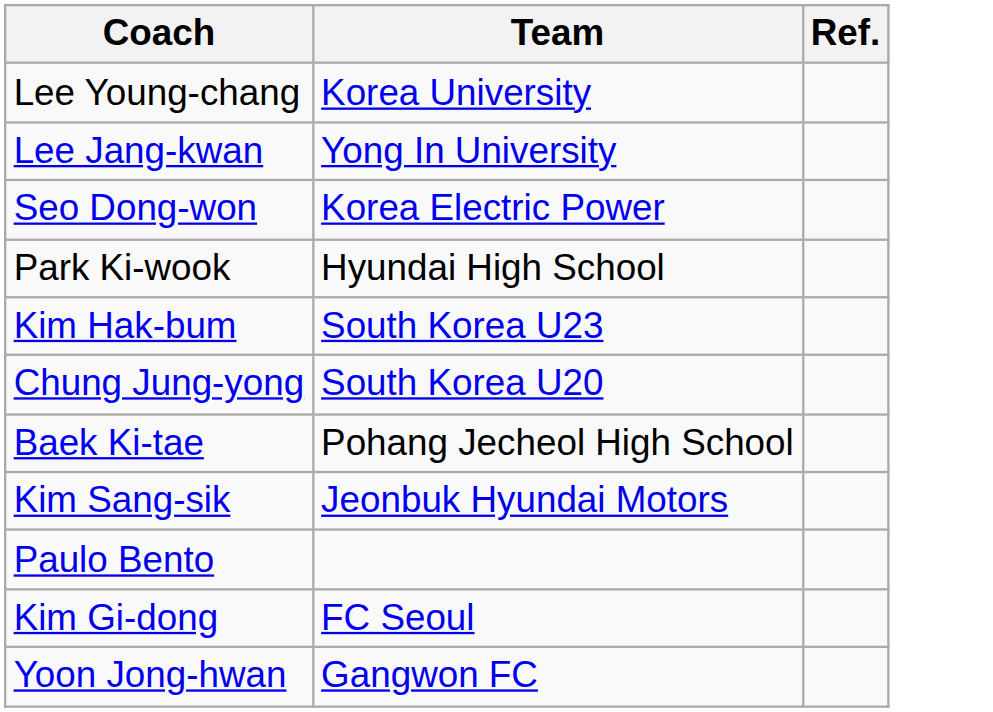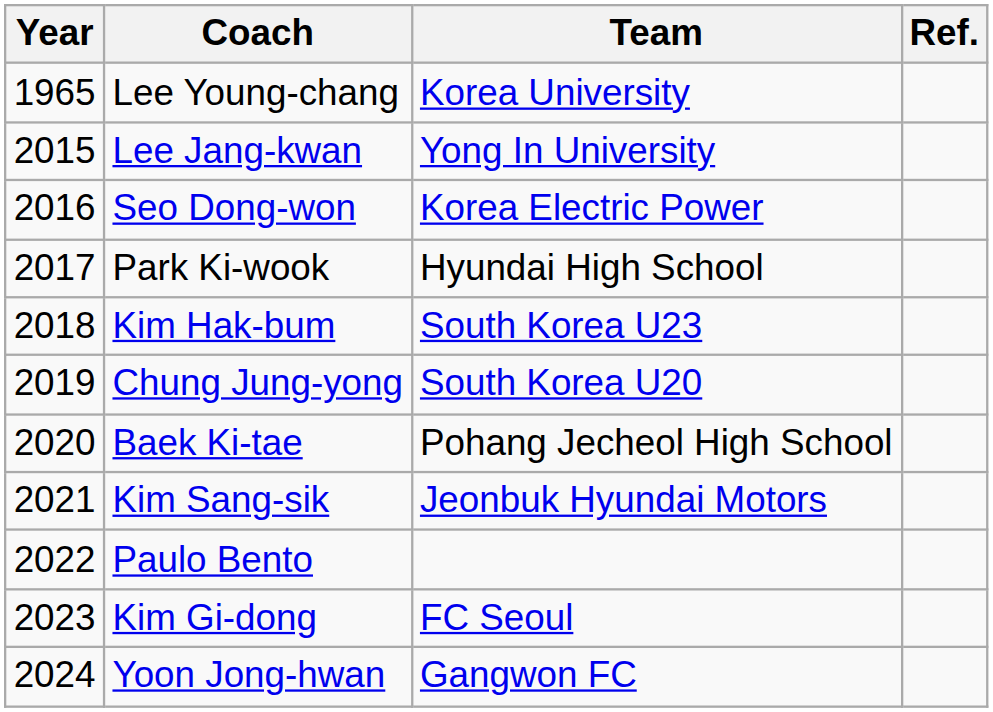+ column: (55, 33)
